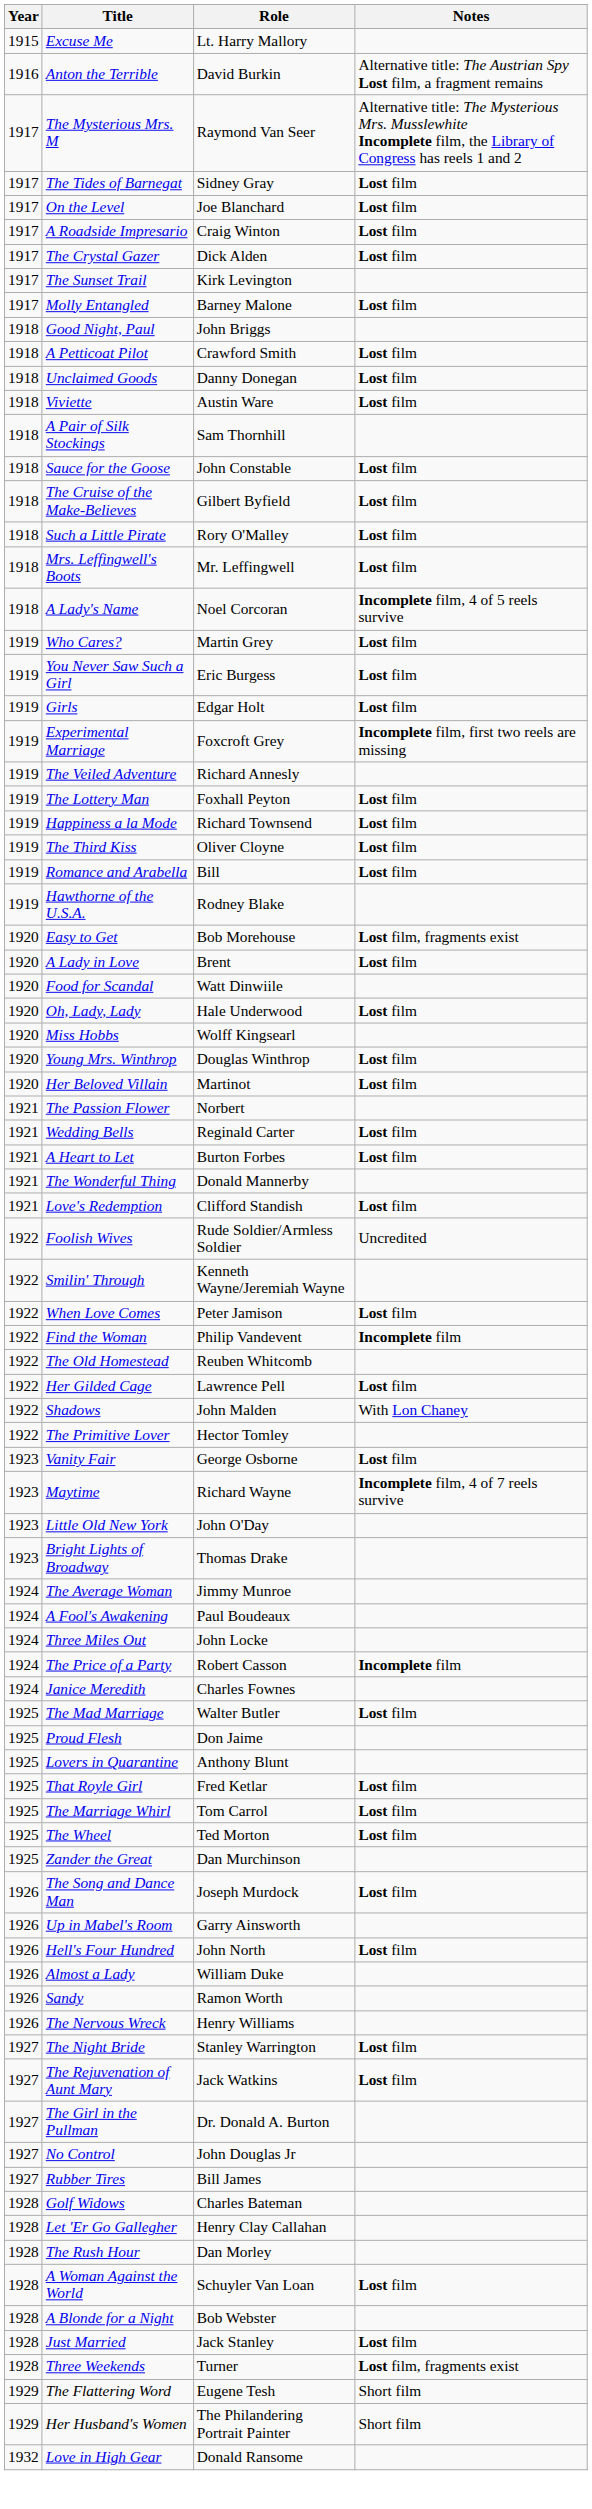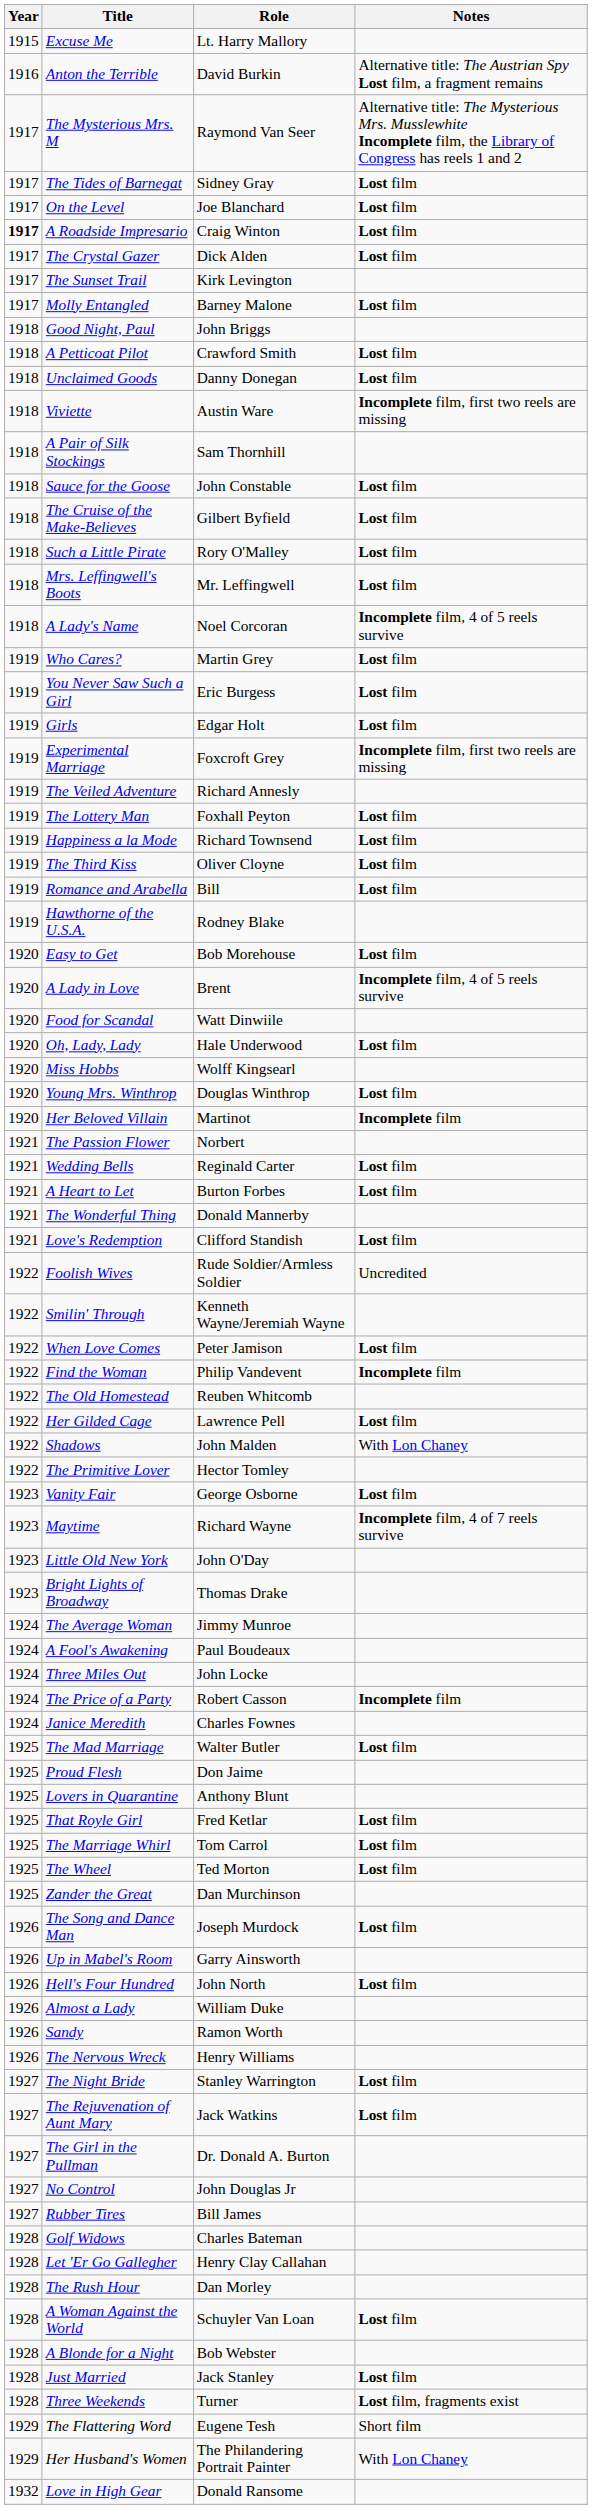(23, 231) normal -> (23, 231) bold
(388, 402) Lost film -> (467, 411) Incomplete film, first two reels are missing
(439, 937) Lost film, fragments exist -> (388, 954) Lost film
(388, 961) Lost film -> (448, 987) Incomplete film, 4 of 5 reels survive
(388, 1083) Lost film -> (410, 1118) Incomplete film
(390, 2424) Short film -> (413, 2458) With Lon Chaney
